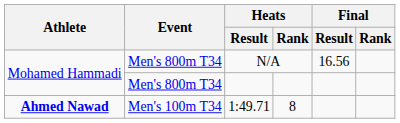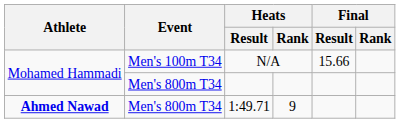(175, 61) Men's 800m T34 -> (175, 61) Men's 100m T34
(334, 61) 16.56 -> (334, 61) 15.66
(175, 107) Men's 100m T34 -> (175, 107) Men's 800m T34
(293, 107) 8 -> (293, 107) 9
